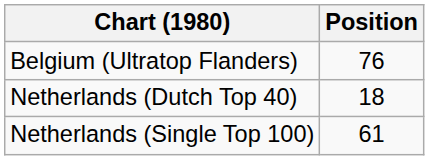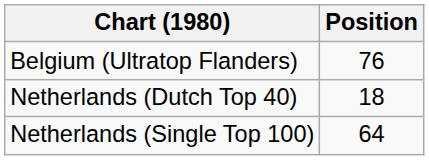(372, 135) 61 -> (372, 135) 64
